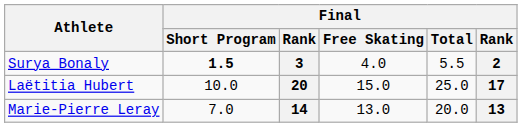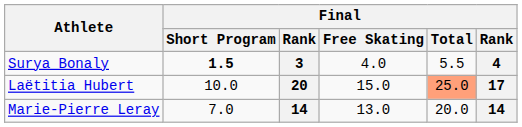(496, 63) 2 -> (496, 63) 4
(452, 87) no background -> (452, 87) lightsalmon background
(496, 110) 13 -> (496, 110) 14
